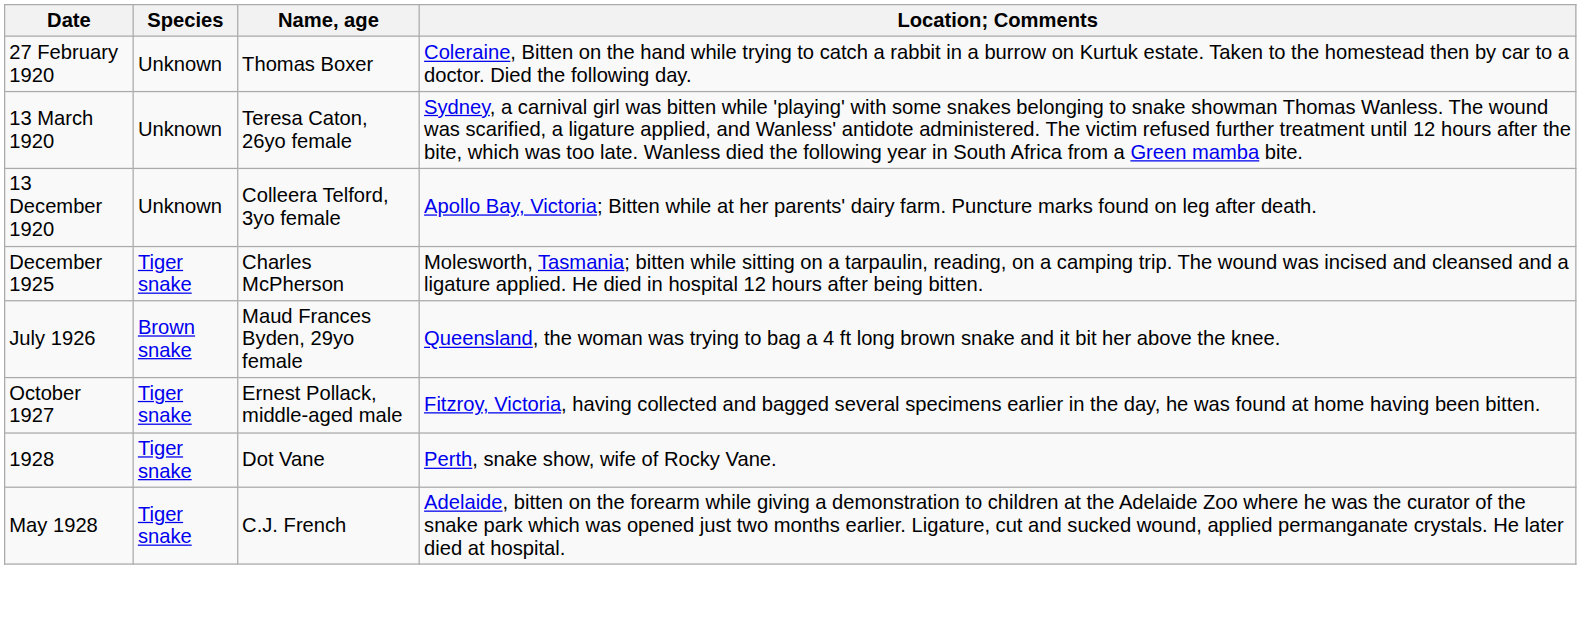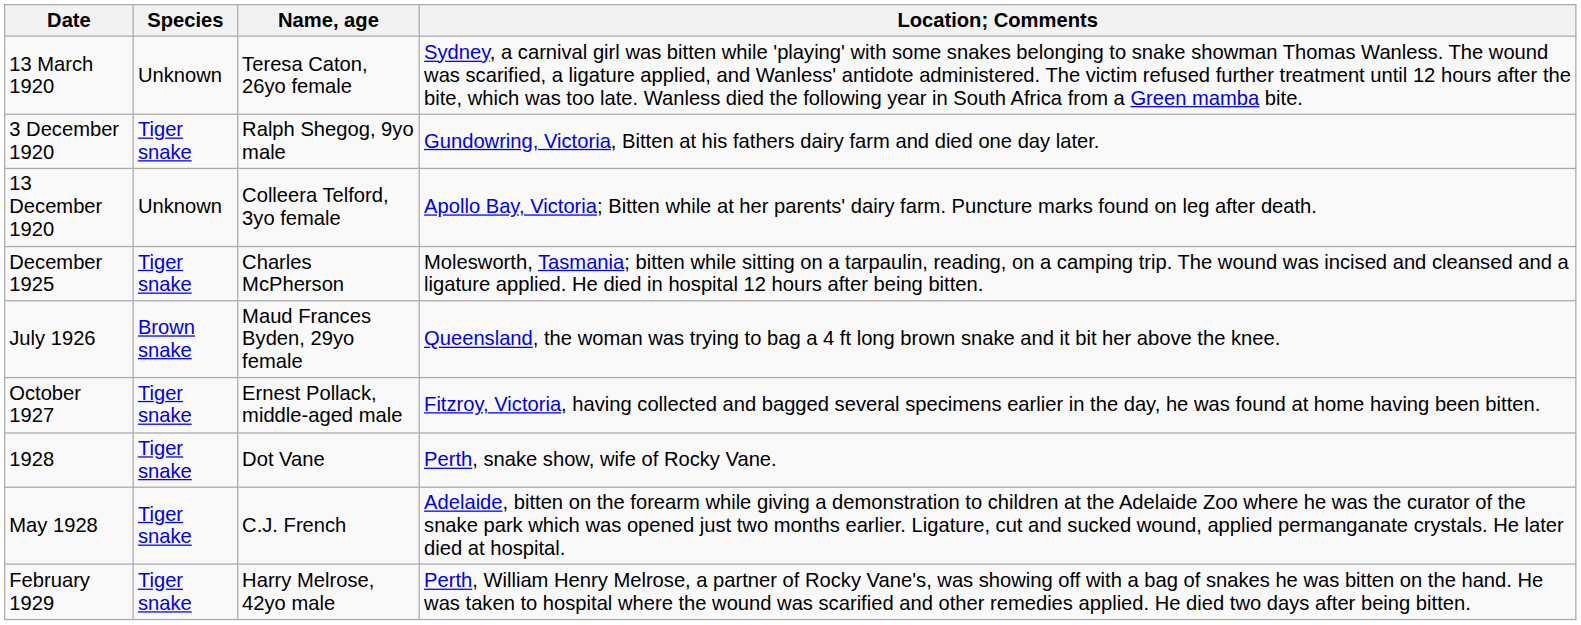- row: (64, 63)
+ row: (64, 141)
+ row: (50, 591)
